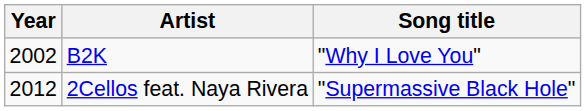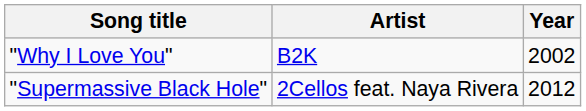columns swapped: (33, 21) <-> (447, 21)
